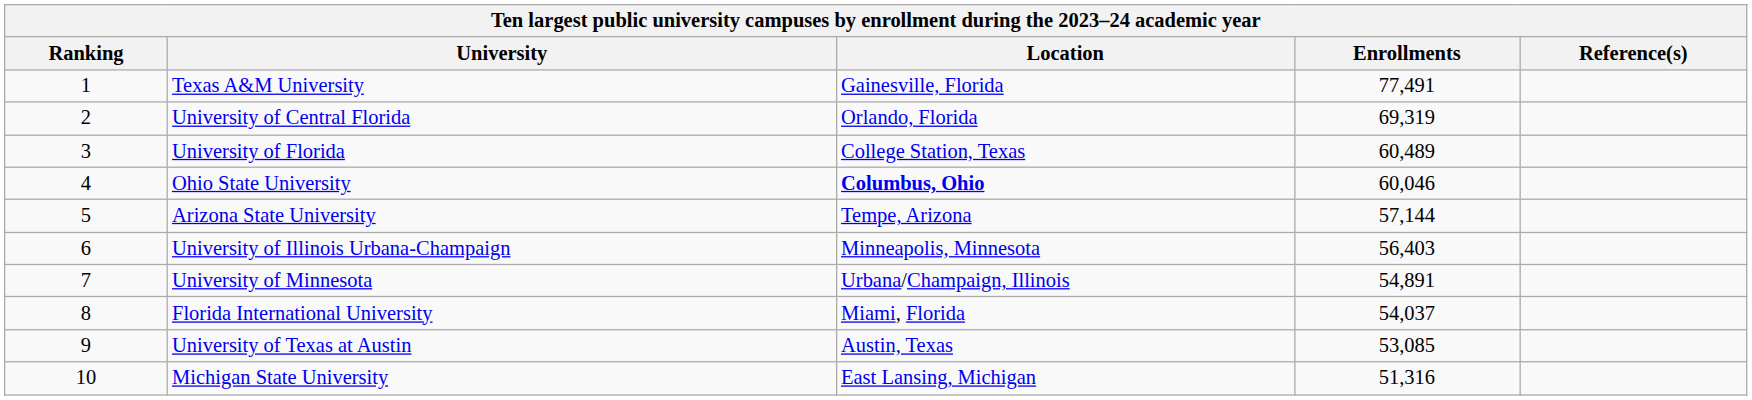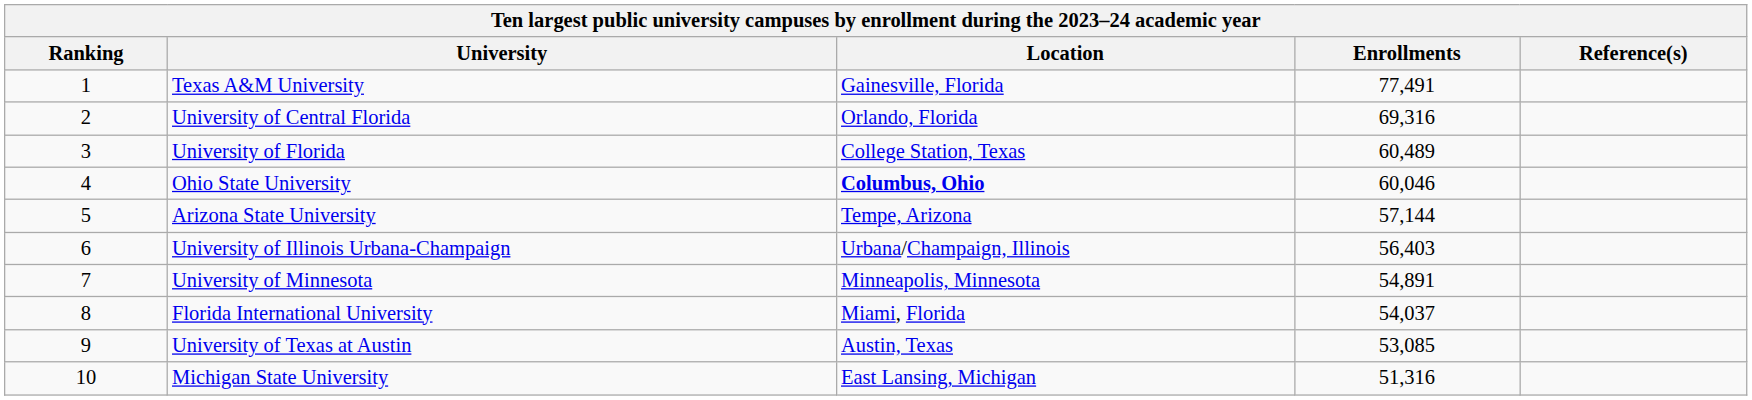(1407, 118) 69,319 -> (1407, 118) 69,316
(941, 248) Minneapolis, Minnesota -> (955, 248) Urbana/Champaign, Illinois
(955, 280) Urbana/Champaign, Illinois -> (941, 280) Minneapolis, Minnesota
